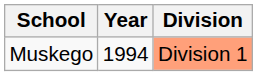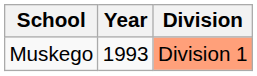(126, 53) 1994 -> (126, 53) 1993
